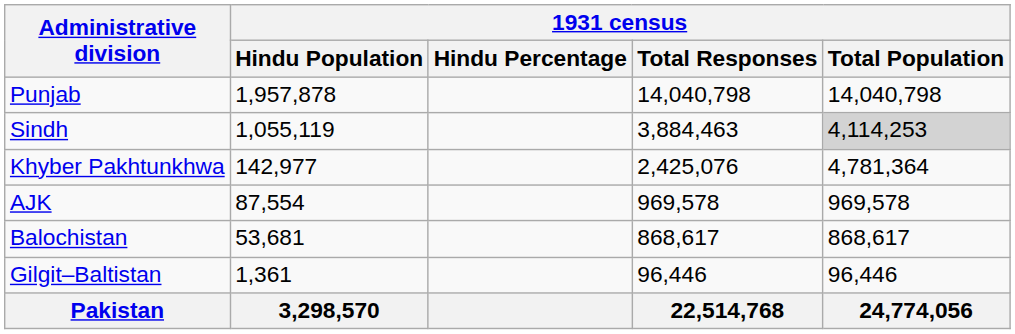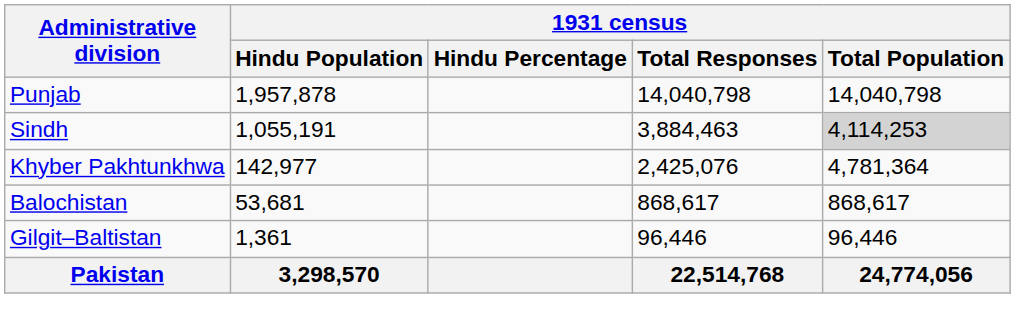(285, 130) 1,055,119 -> (286, 130) 1,055,191
- row: (31, 202)
